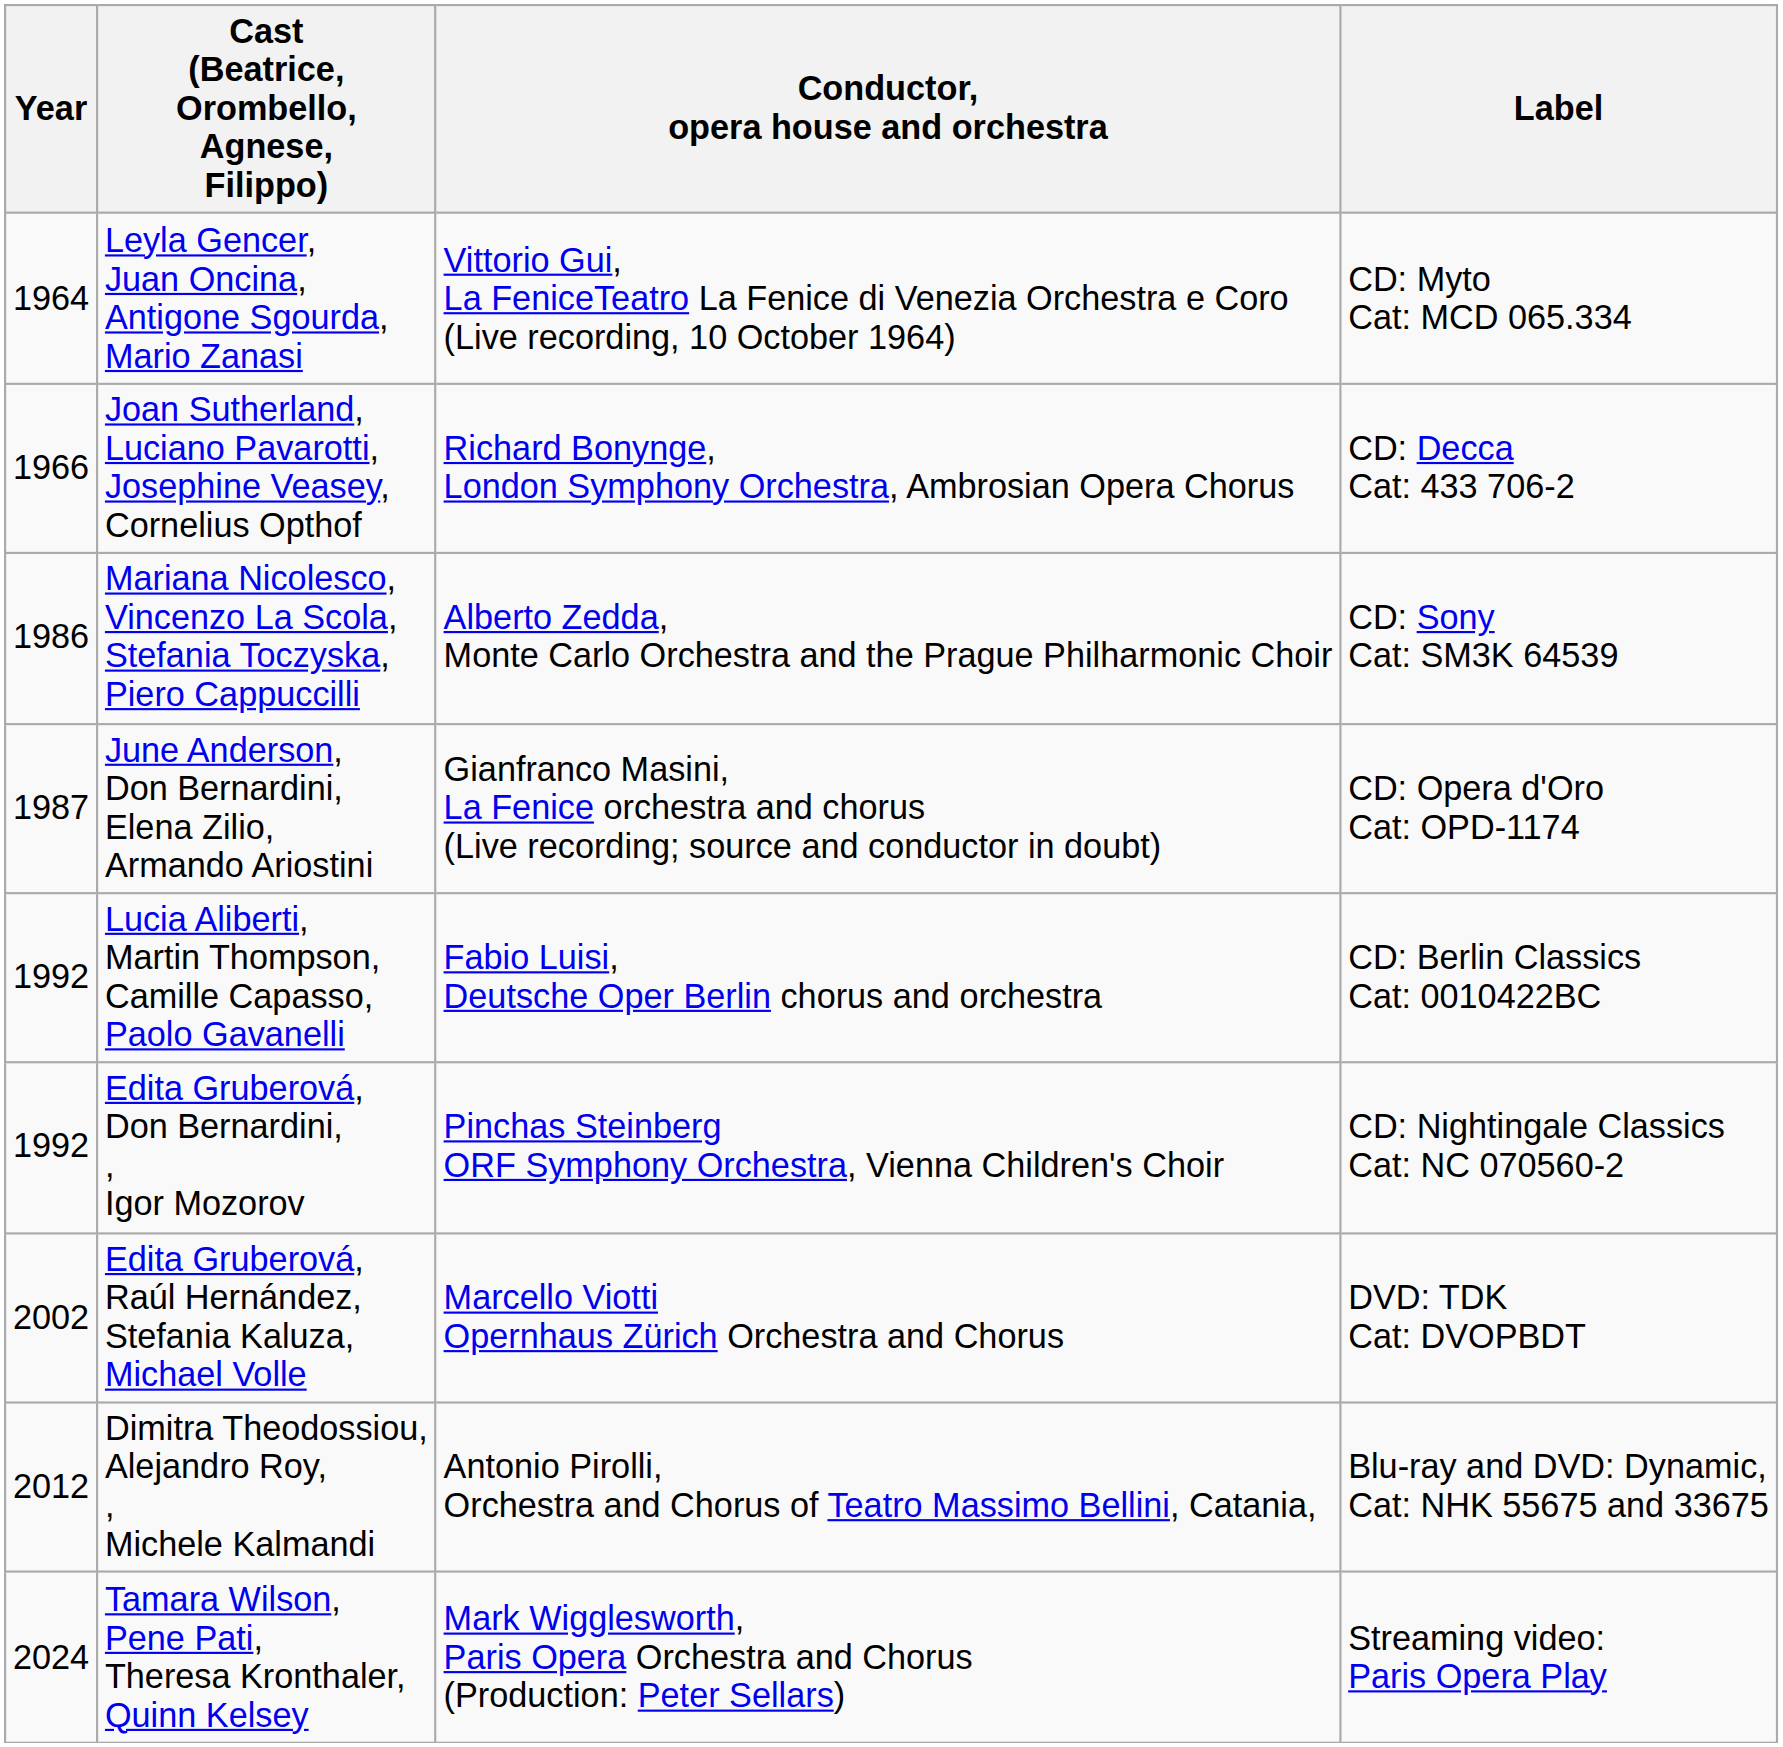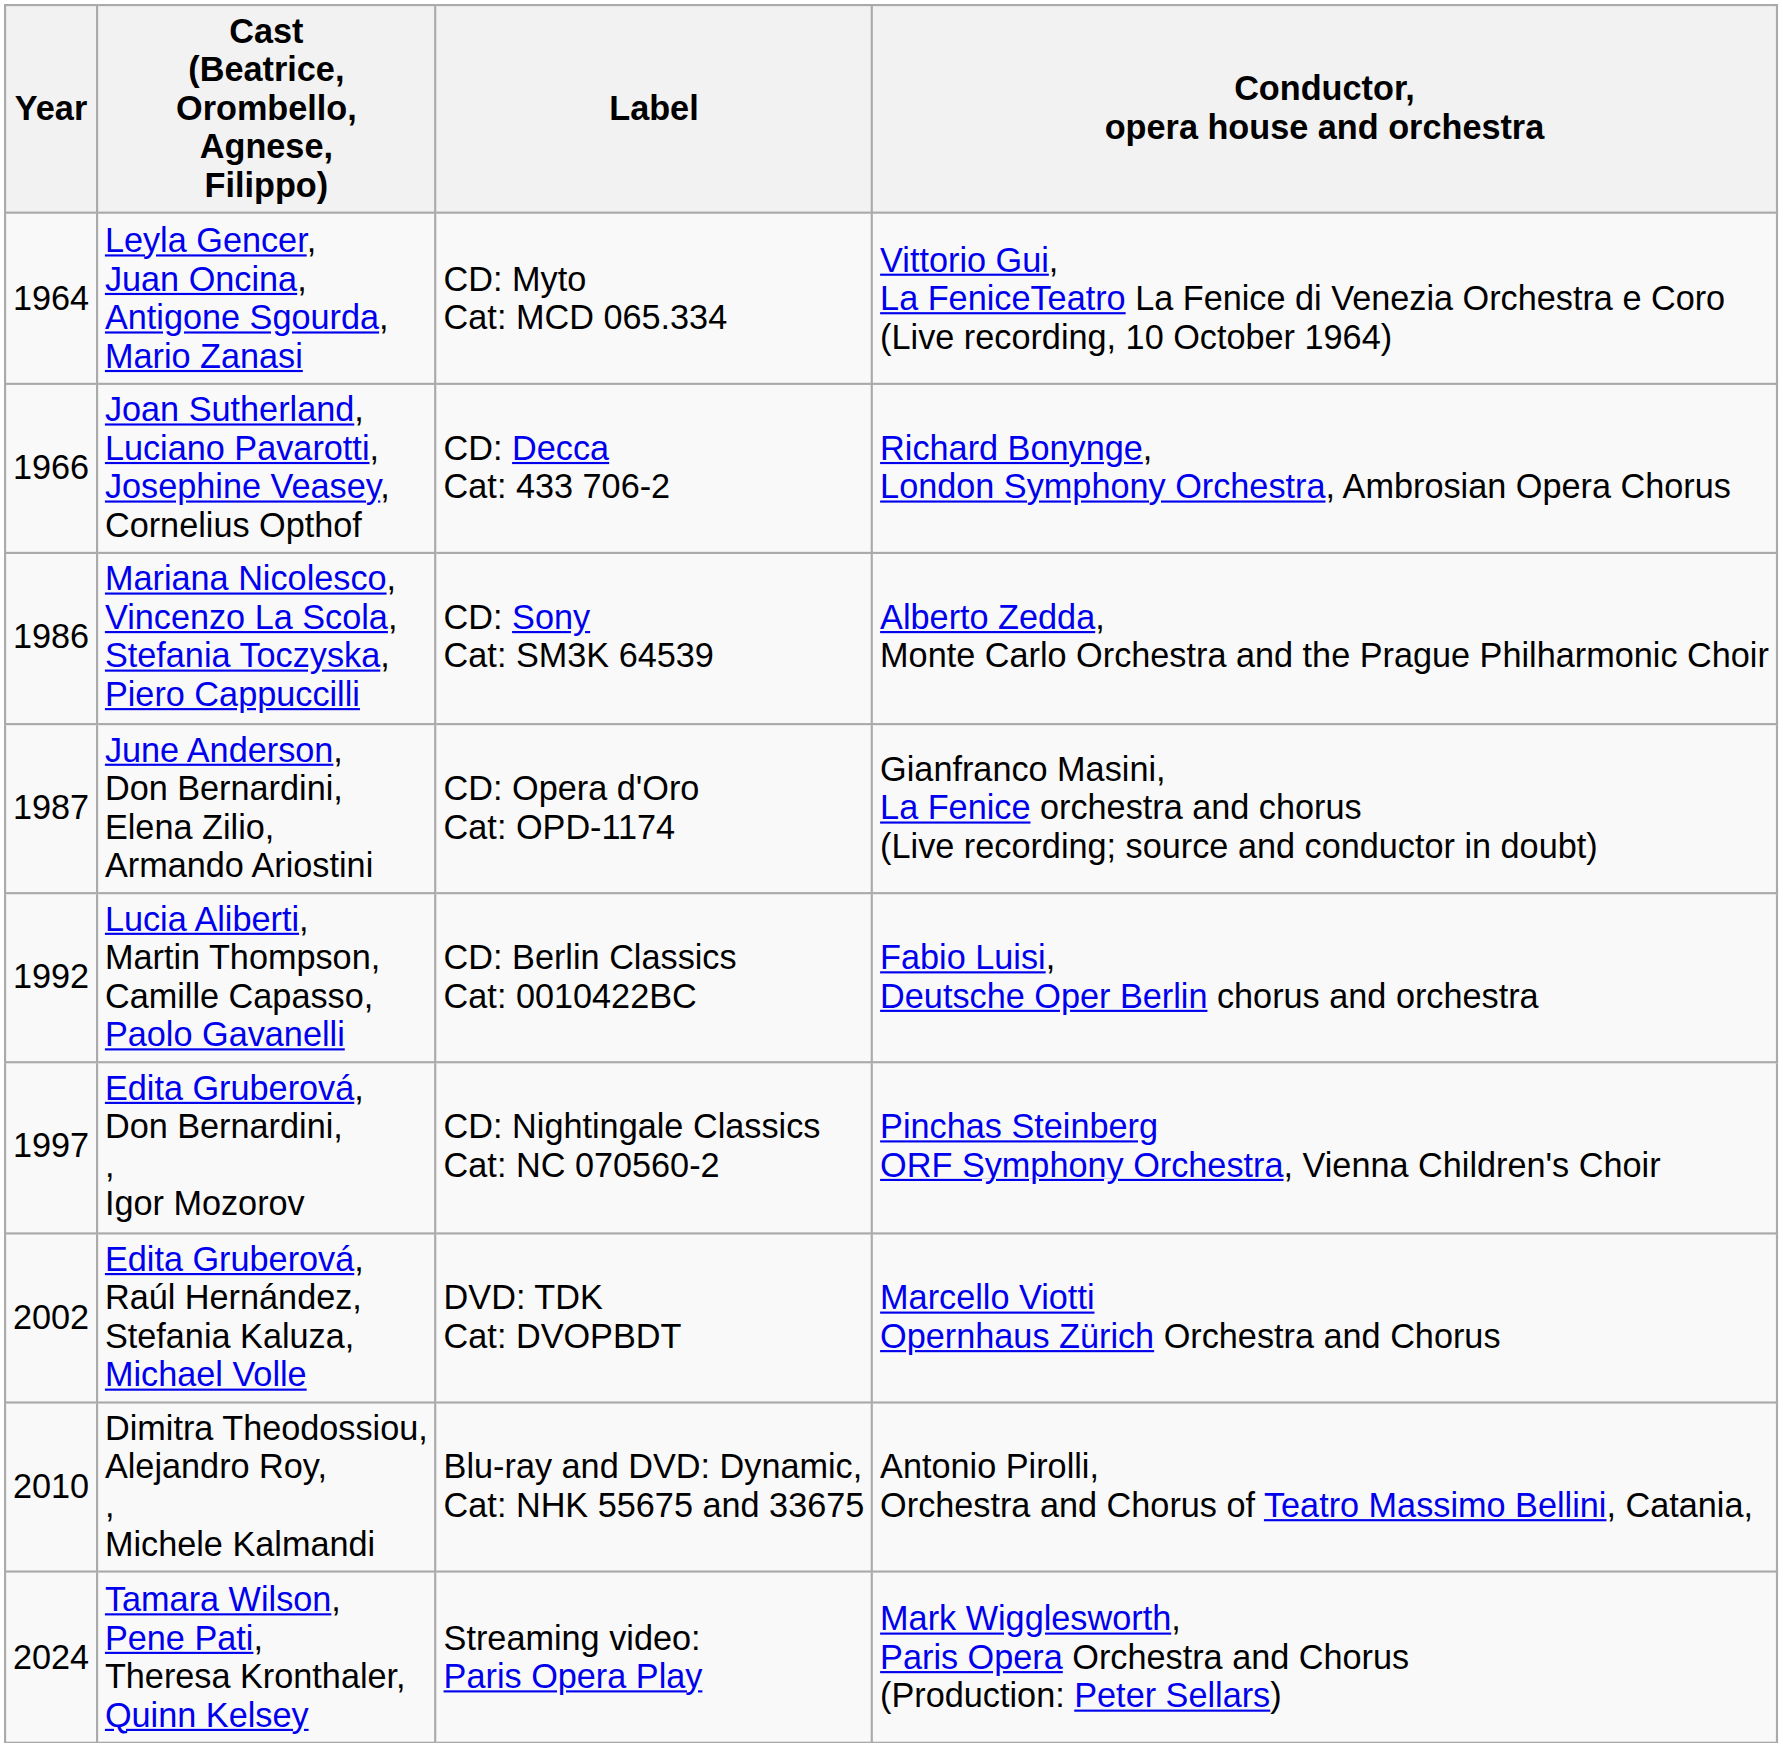columns swapped: (888, 108) <-> (1558, 108)
(51, 1147) 1992 -> (51, 1147) 1997
(51, 1486) 2012 -> (51, 1486) 2010
